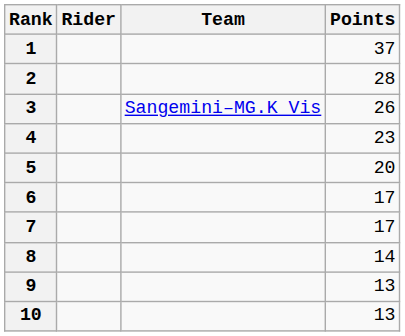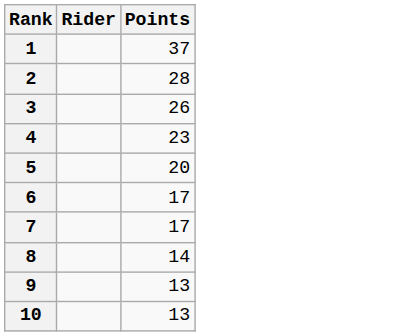- column: (223, 20)
